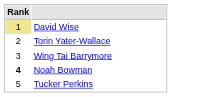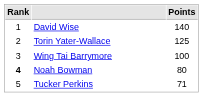+ column: (182, 12)
(18, 27) khaki background -> (18, 27) no background
